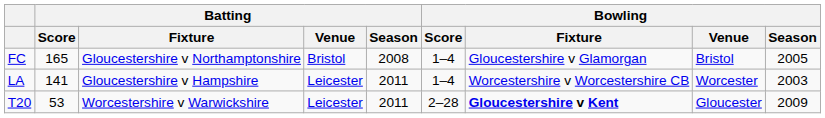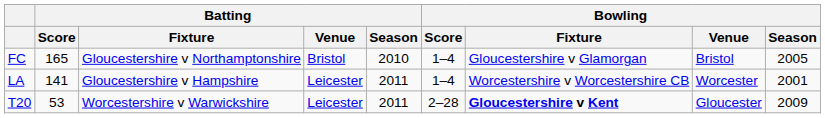(394, 59) 2008 -> (394, 59) 2010
(793, 81) 2003 -> (793, 81) 2001
